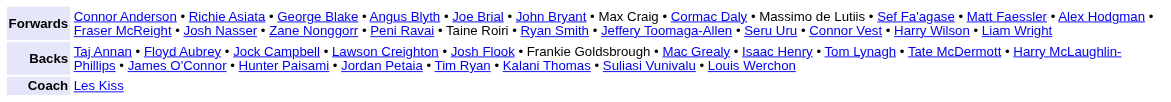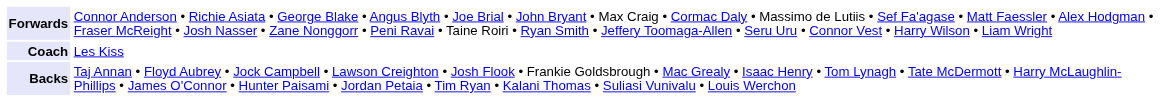rows swapped: (49, 58) <-> (48, 86)
